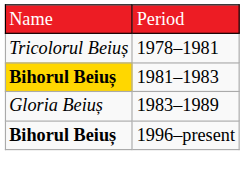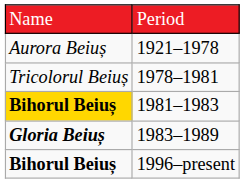+ row: (178, 48)
(56, 105) normal -> (57, 134) bold
